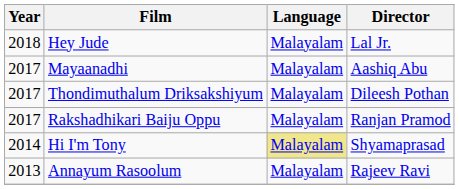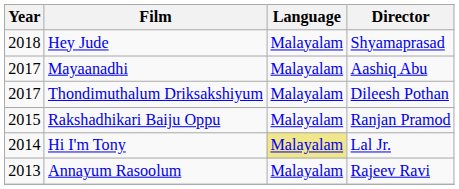(371, 42) Lal Jr. -> (398, 42) Shyamaprasad
(24, 119) 2017 -> (24, 119) 2015
(398, 145) Shyamaprasad -> (371, 145) Lal Jr.
